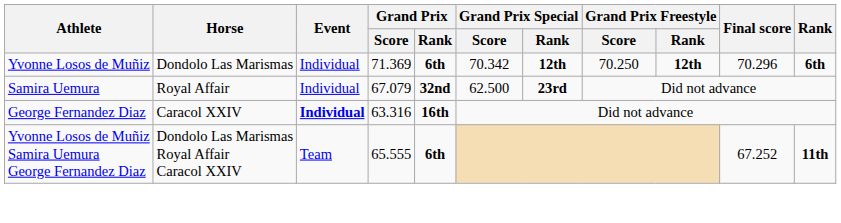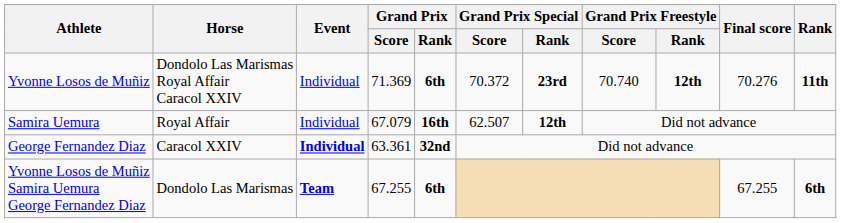(225, 64) Dondolo Las Marismas -> (225, 82) Dondolo Las Marismas Royal Affair Caracol XXIV
(489, 64) 70.342 -> (489, 82) 70.372
(552, 64) 12th -> (552, 82) 23rd
(619, 64) 70.250 -> (619, 82) 70.740
(757, 64) 70.296 -> (757, 82) 70.276
(815, 64) 6th -> (815, 82) 11th
(435, 88) 32nd -> (435, 123) 16th
(489, 88) 62.500 -> (489, 123) 62.507
(552, 88) 23rd -> (552, 123) 12th
(391, 112) 63.316 -> (391, 147) 63.361
(435, 112) 16th -> (435, 147) 32nd
(225, 153) Dondolo Las Marismas Royal Affair Caracol XXIV -> (225, 188) Dondolo Las Marismas
(316, 153) normal -> (317, 188) bold
(391, 153) 65.555 -> (391, 188) 67.255
(757, 153) 67.252 -> (757, 188) 67.255
(815, 153) 11th -> (815, 188) 6th
